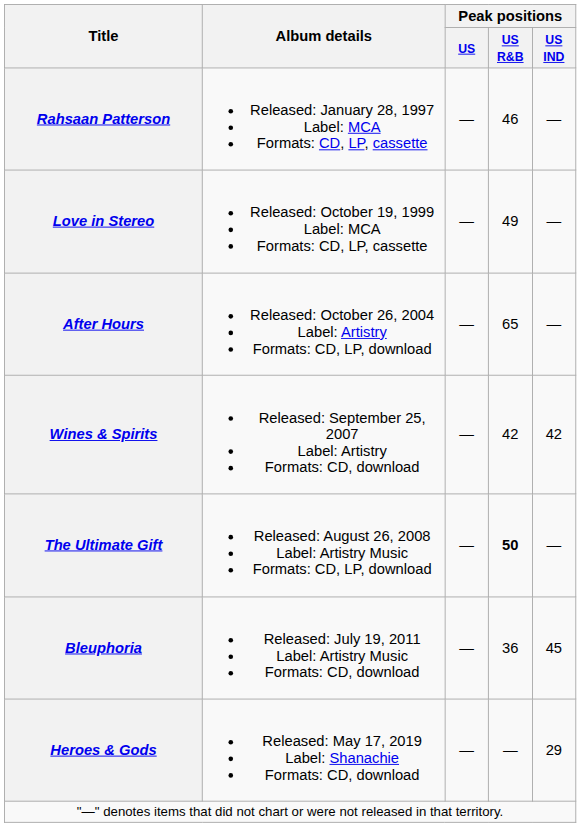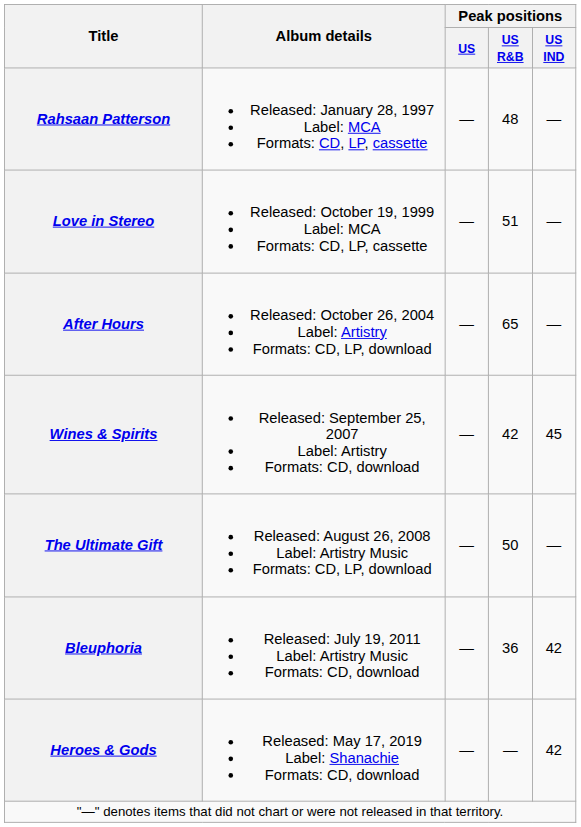(510, 118) 46 -> (510, 118) 48
(510, 221) 49 -> (510, 221) 51
(554, 434) 42 -> (554, 434) 45
(510, 545) bold -> (510, 545) normal
(554, 647) 45 -> (554, 647) 42
(554, 750) 29 -> (554, 750) 42
